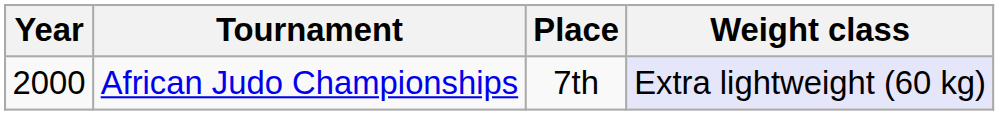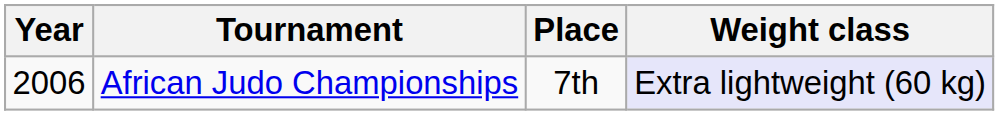(49, 82) 2000 -> (49, 82) 2006
